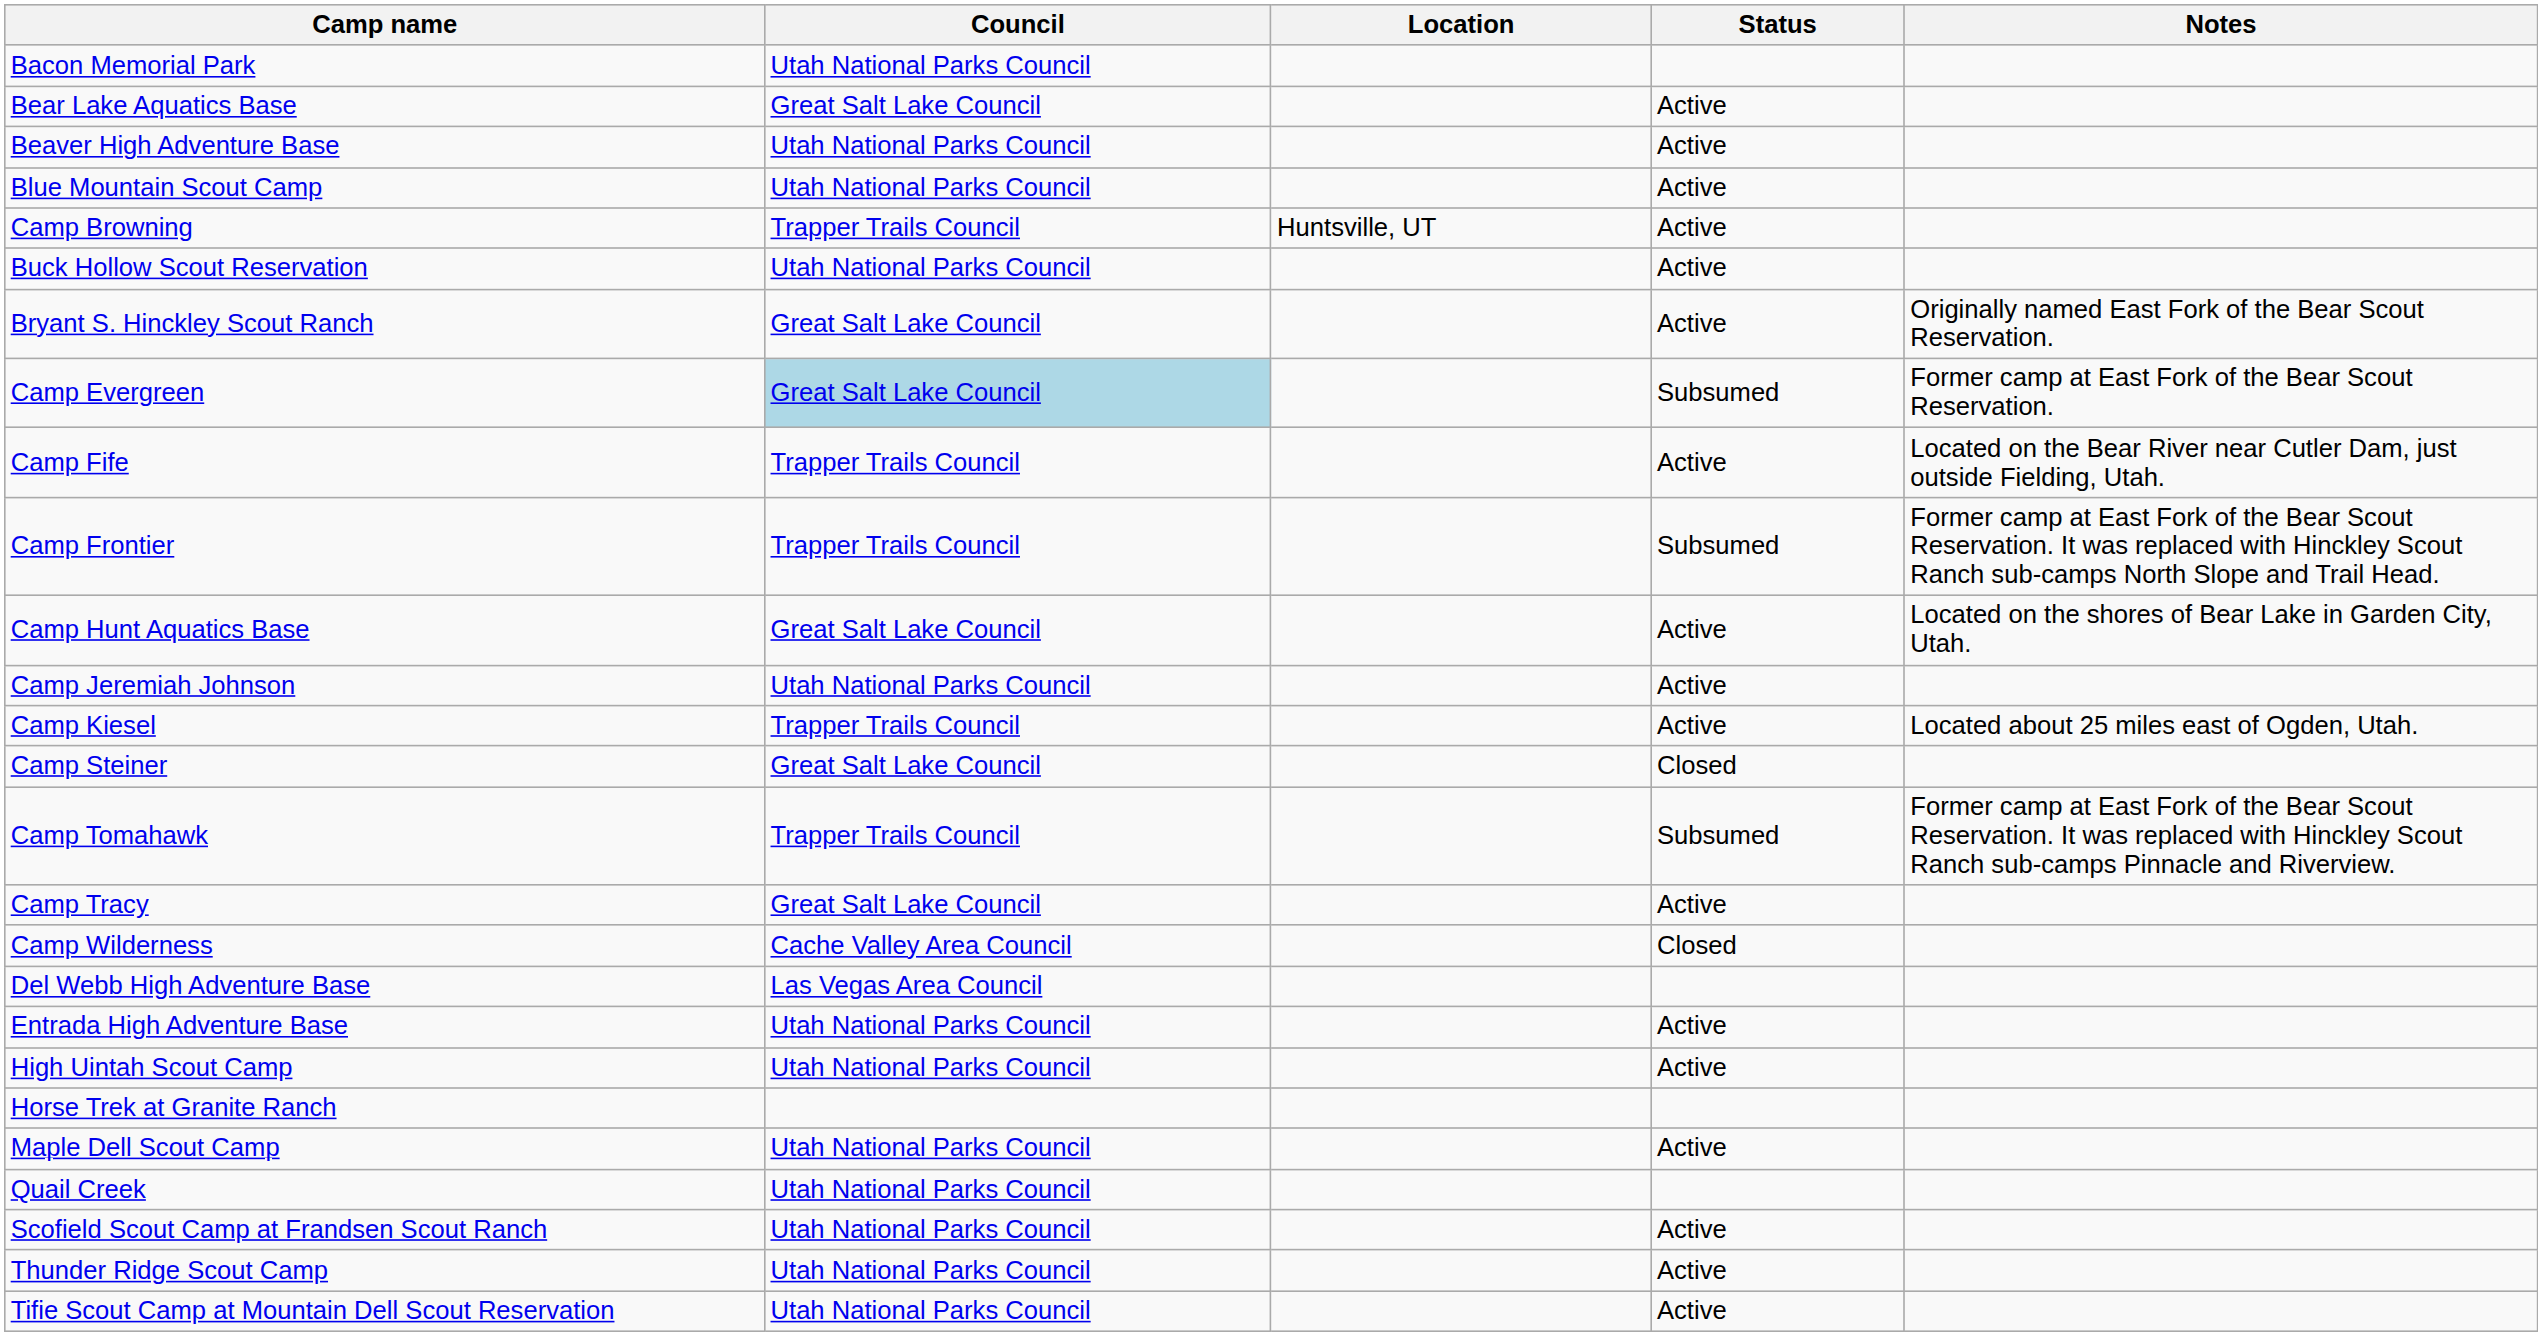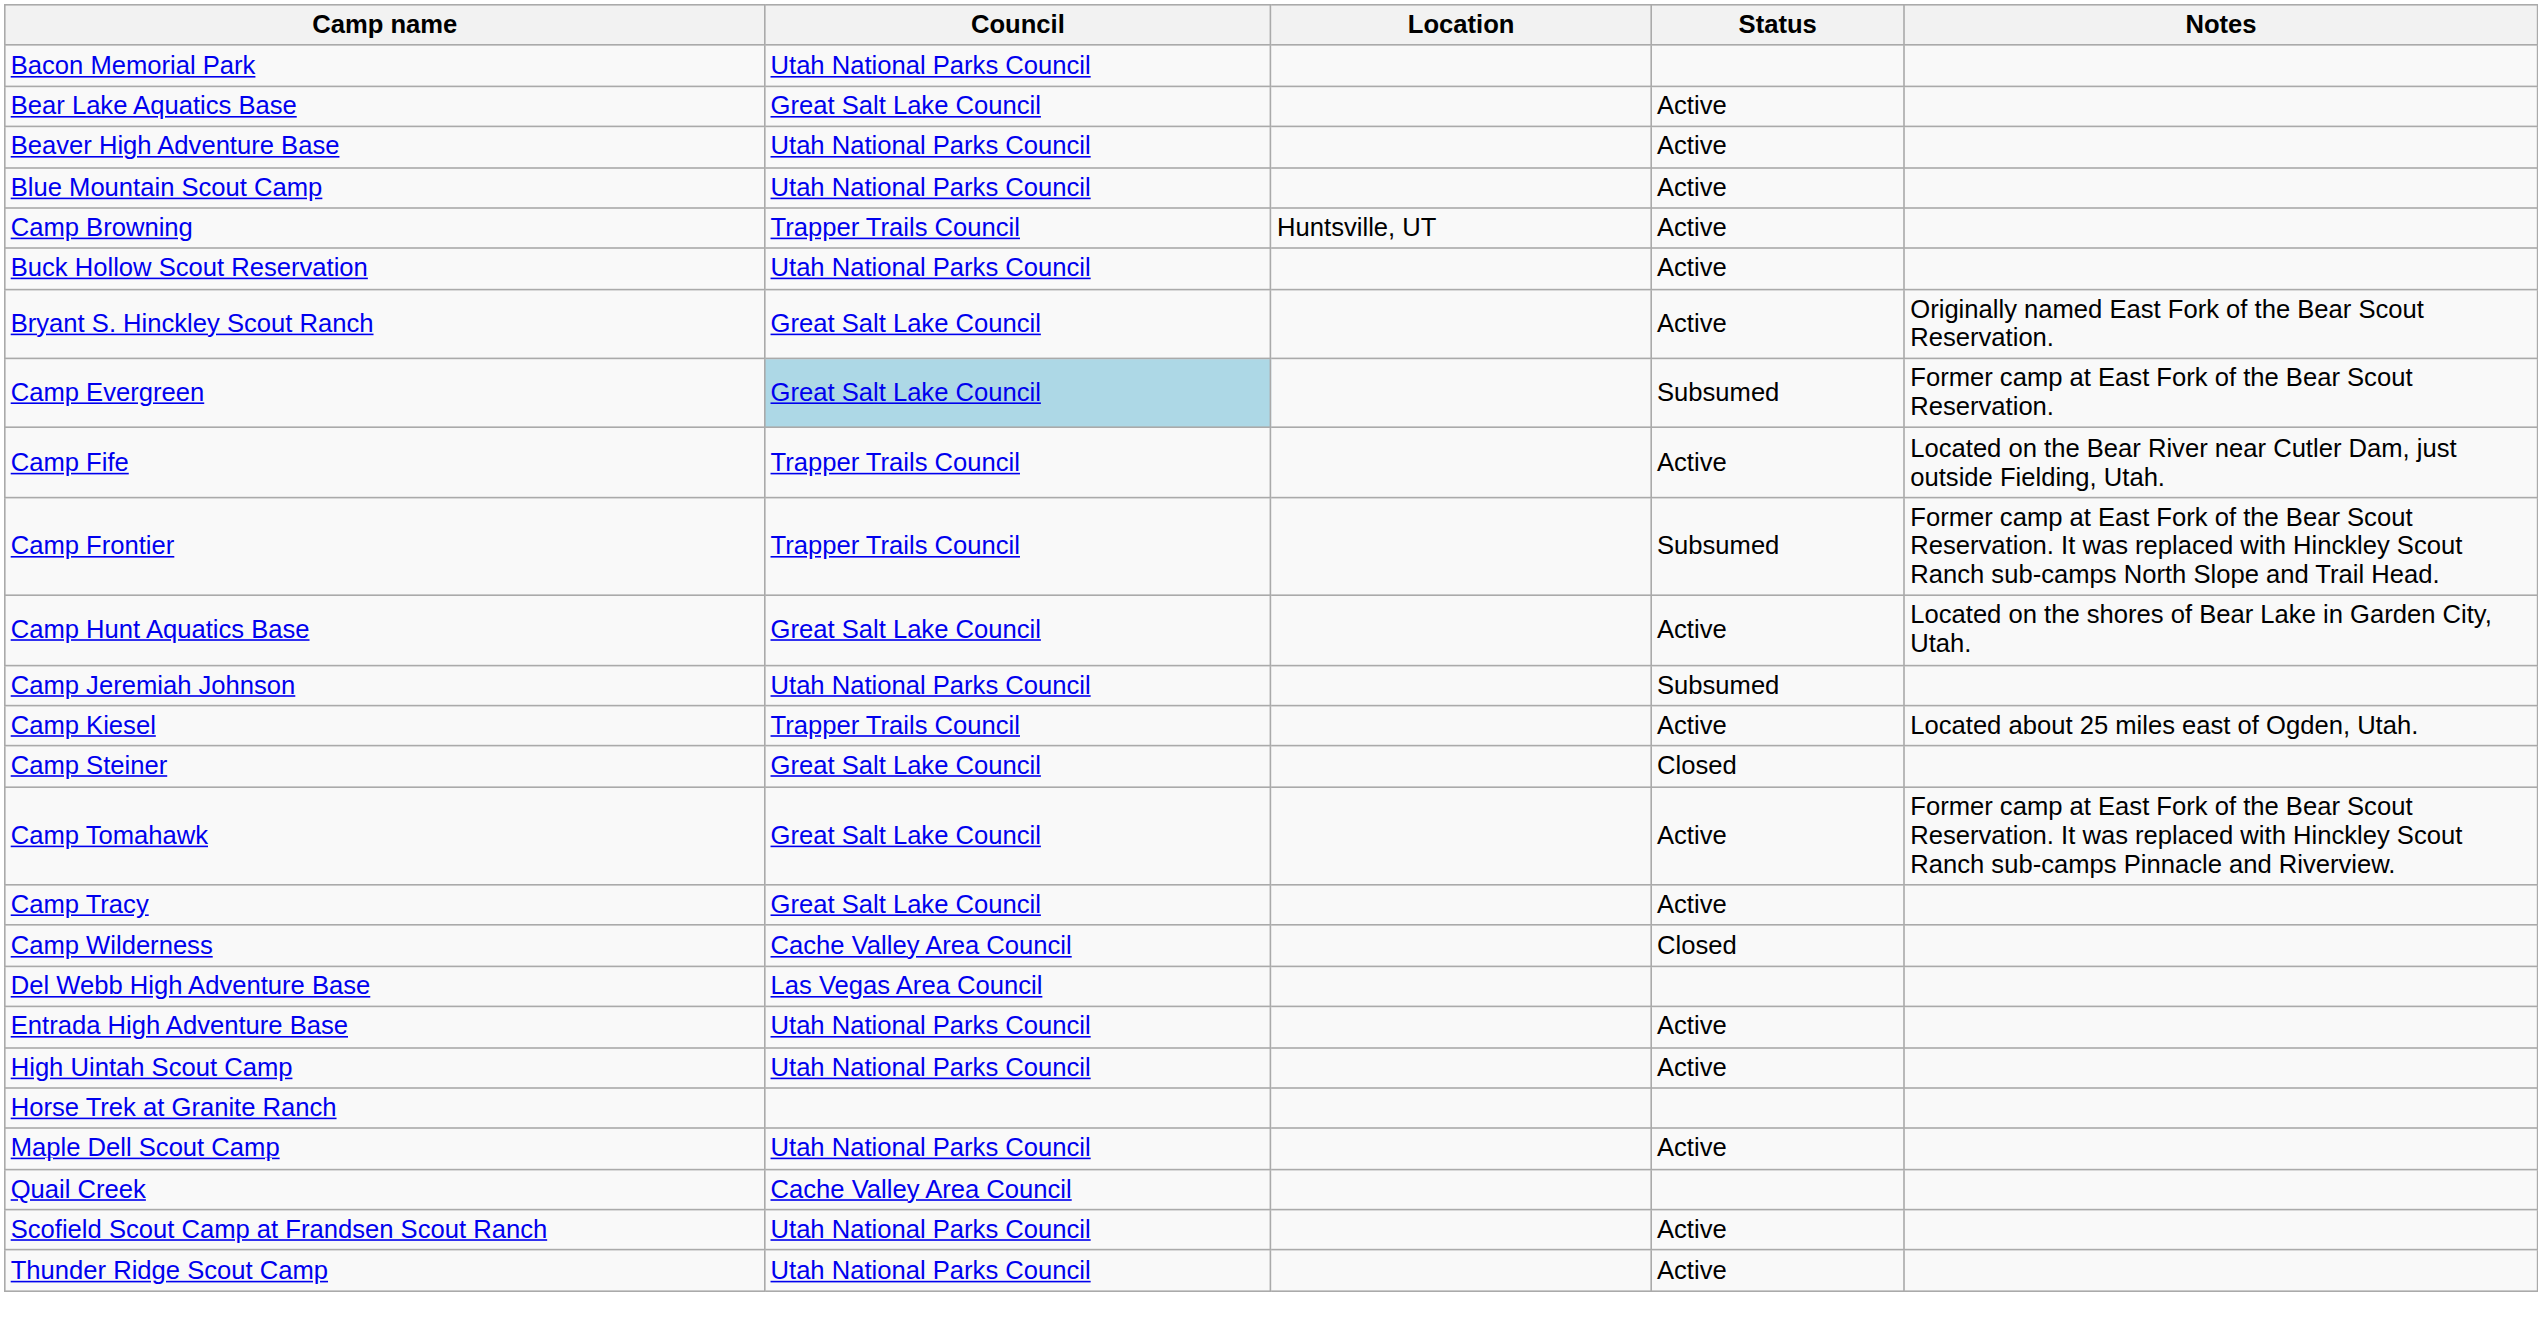(1692, 684) Active -> (1718, 684) Subsumed
(895, 835) Trapper Trails Council -> (906, 835) Great Salt Lake Council
(1718, 835) Subsumed -> (1692, 835) Active
(931, 1188) Utah National Parks Council -> (921, 1188) Cache Valley Area Council
- row: (313, 1310)
